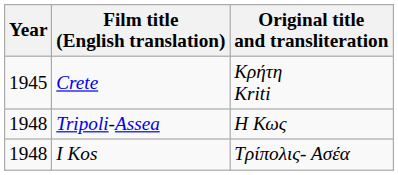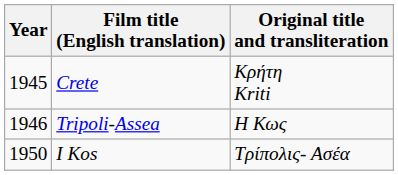(28, 123) 1948 -> (28, 123) 1946
(28, 154) 1948 -> (28, 154) 1950
